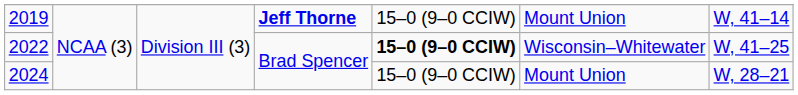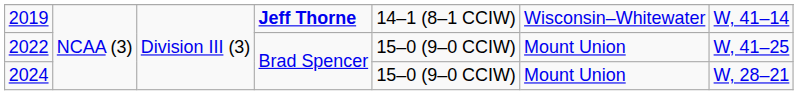(446, 18) 15–0 (9–0 CCIW) -> (446, 18) 14–1 (8–1 CCIW)
(575, 18) Mount Union -> (615, 18) Wisconsin–Whitewater
(446, 47) bold -> (446, 47) normal
(615, 47) Wisconsin–Whitewater -> (575, 47) Mount Union
